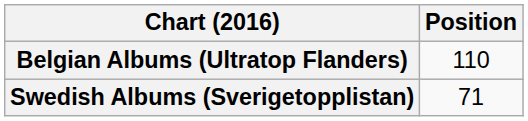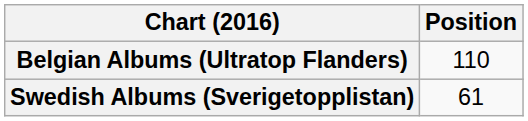(471, 97) 71 -> (471, 97) 61
